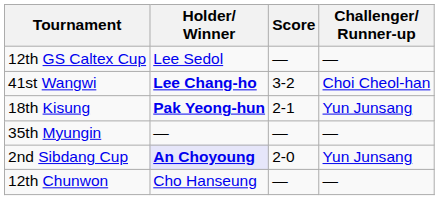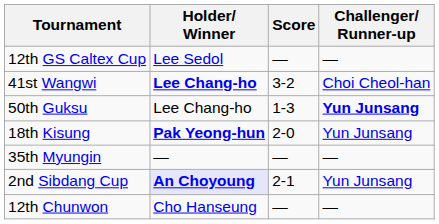+ row: (48, 108)
(283, 108) 2-1 -> (283, 132) 2-0
(283, 157) 2-0 -> (283, 181) 2-1
